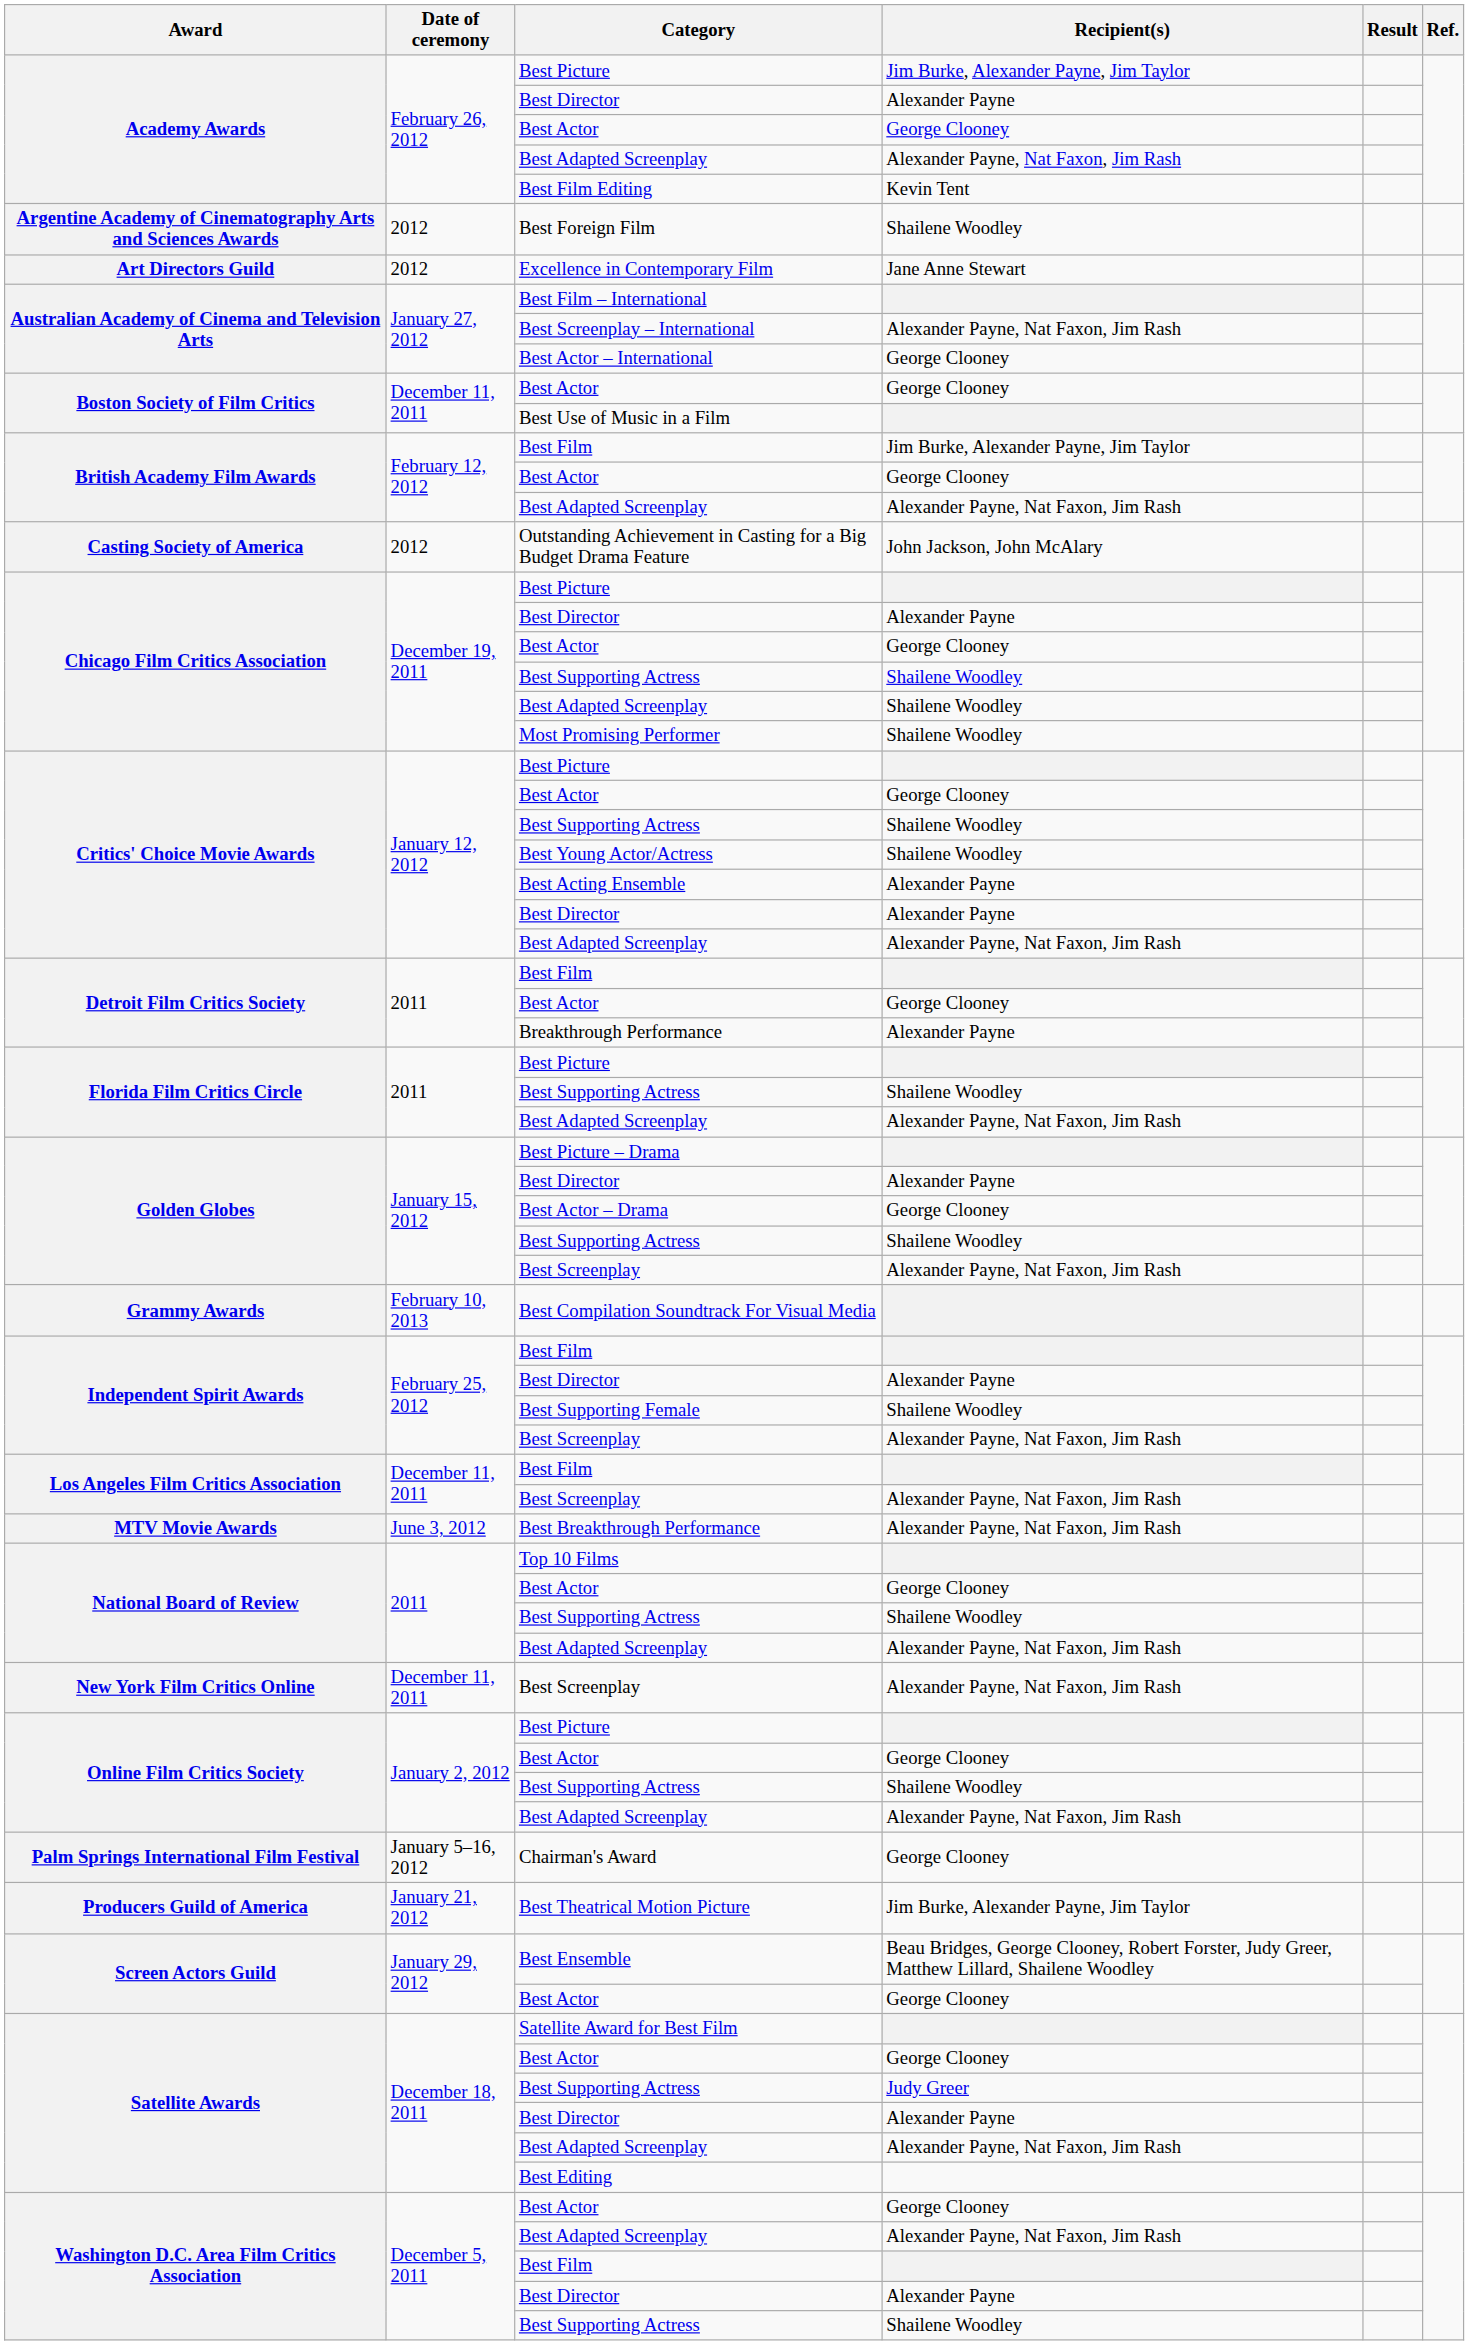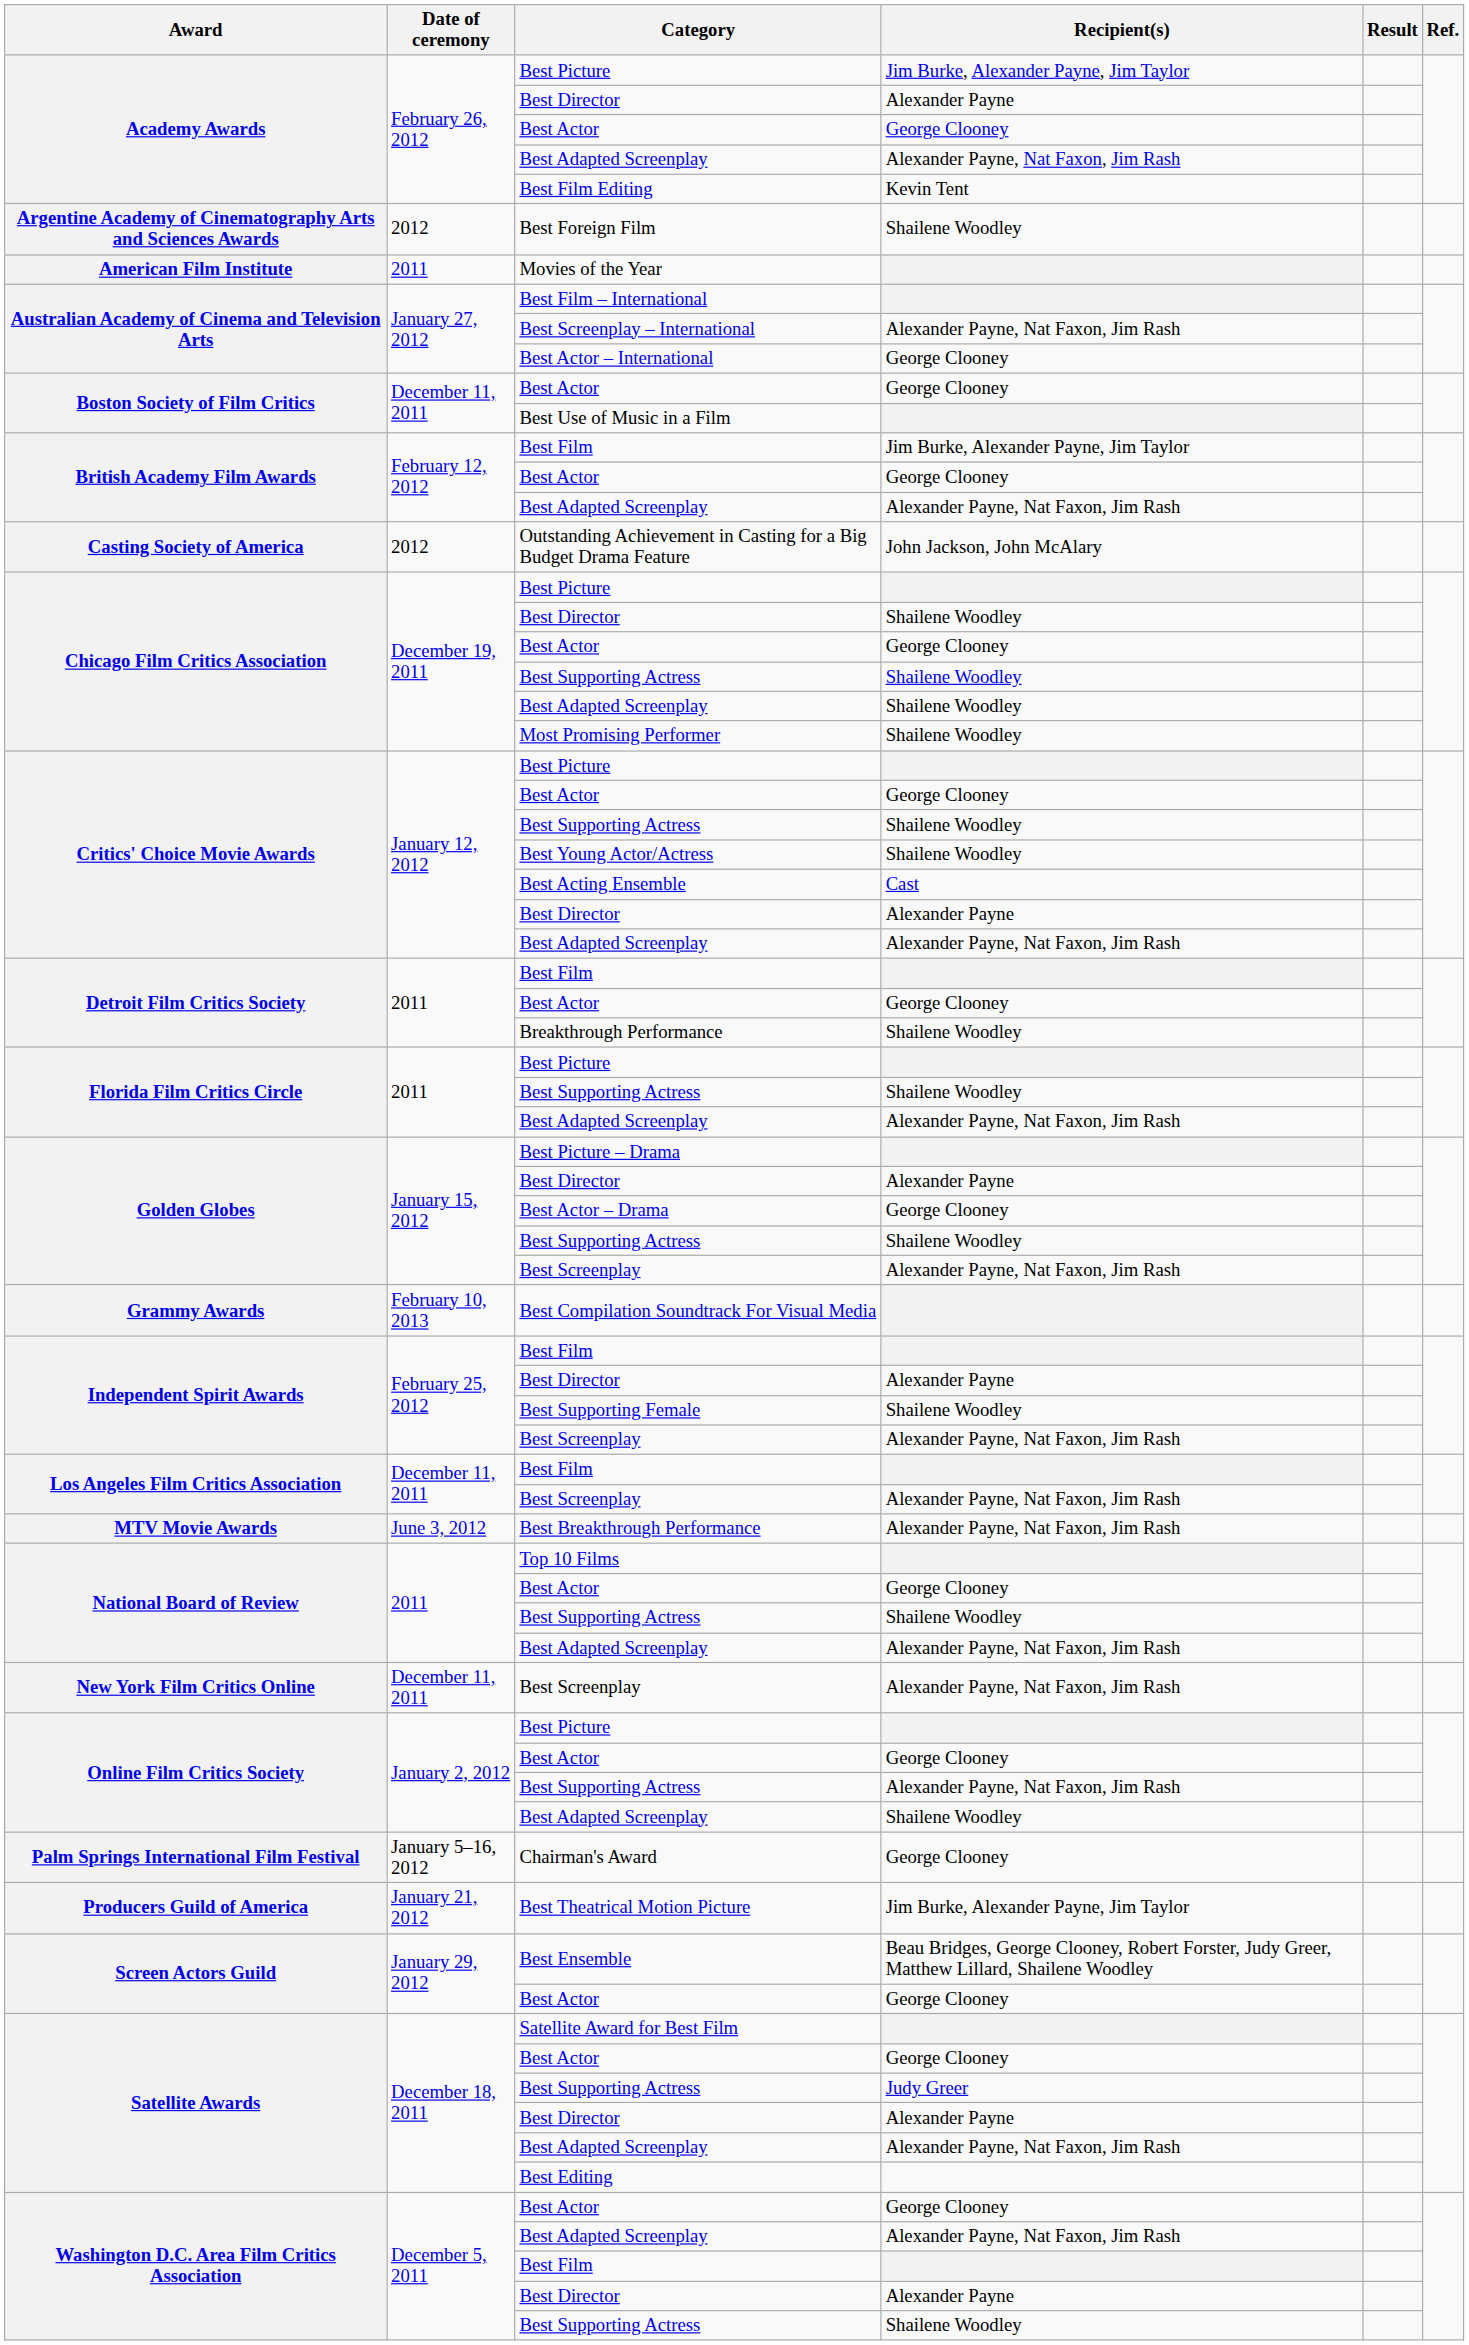+ row: (196, 269)
- row: (195, 269)
(951, 616) Alexander Payne -> (954, 616) Shailene Woodley
(951, 884) Alexander Payne -> (902, 884) Cast
(951, 1032) Alexander Payne -> (954, 1032) Shailene Woodley
(954, 1787) Shailene Woodley -> (1033, 1787) Alexander Payne, Nat Faxon, Jim Rash
(1034, 1816) Alexander Payne, Nat Faxon, Jim Rash -> (954, 1816) Shailene Woodley
